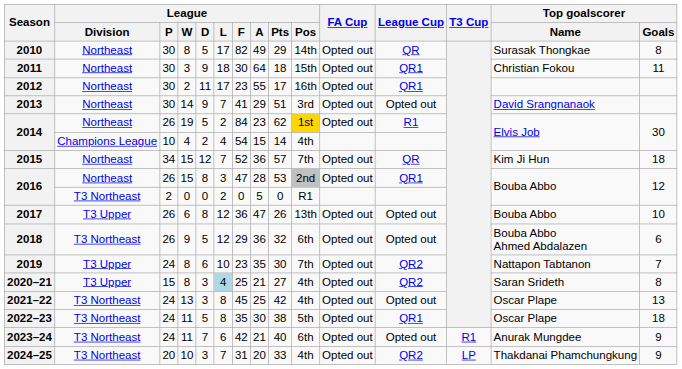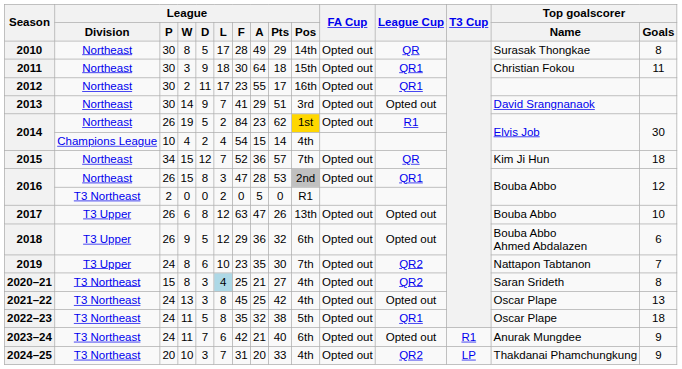(241, 50) 82 -> (241, 50) 28
(241, 214) 36 -> (241, 214) 63
(107, 239) T3 Northeast -> (107, 239) T3 Upper
(107, 282) T3 Upper -> (107, 282) T3 Northeast
(259, 318) 30 -> (259, 318) 32
